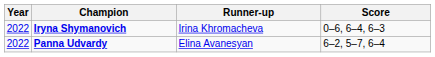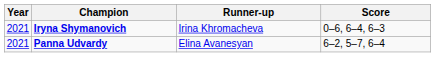(18, 29) 2022 -> (18, 29) 2021
(18, 45) 2022 -> (18, 45) 2021
